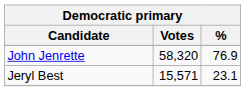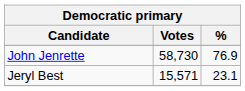(179, 56) 58,320 -> (179, 56) 58,730
